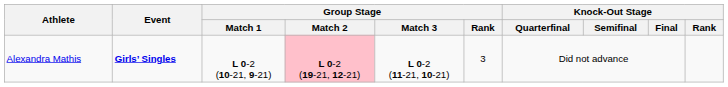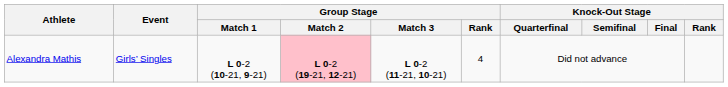(145, 59) bold -> (144, 59) normal
(483, 59) 3 -> (481, 59) 4
